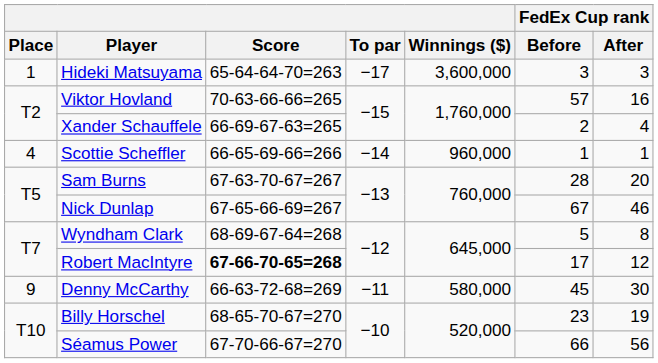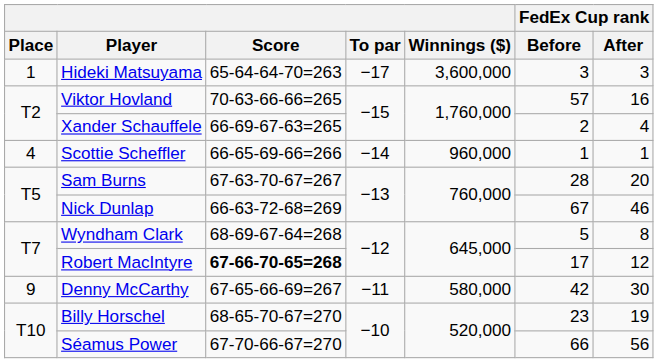(276, 208) 67-65-66-69=267 -> (276, 208) 66-63-72-68=269
(276, 289) 66-63-72-68=269 -> (276, 289) 67-65-66-69=267
(580, 289) 45 -> (580, 289) 42
